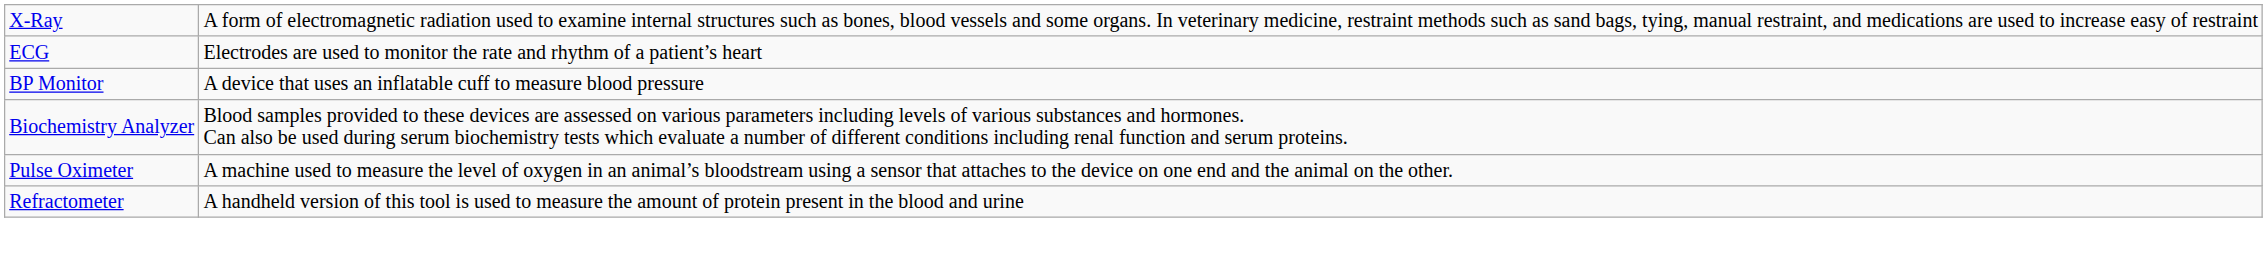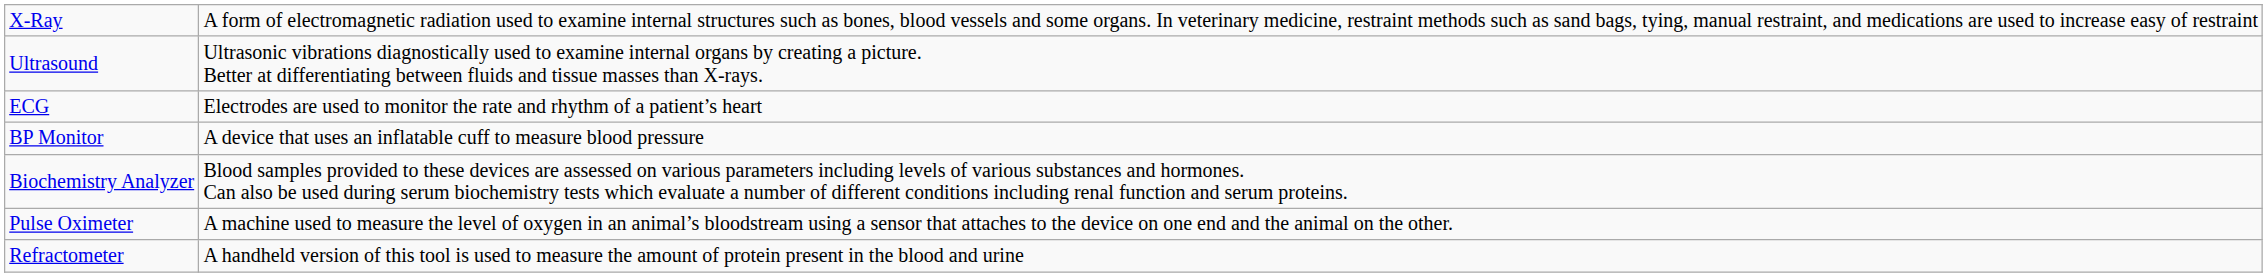+ row: (54, 63)
